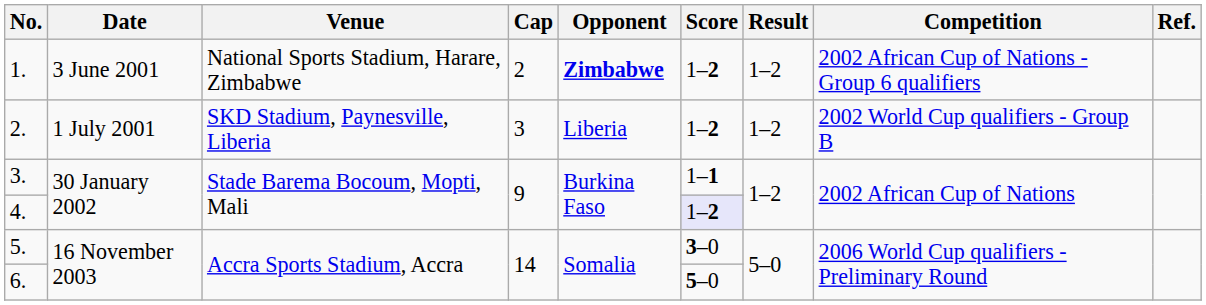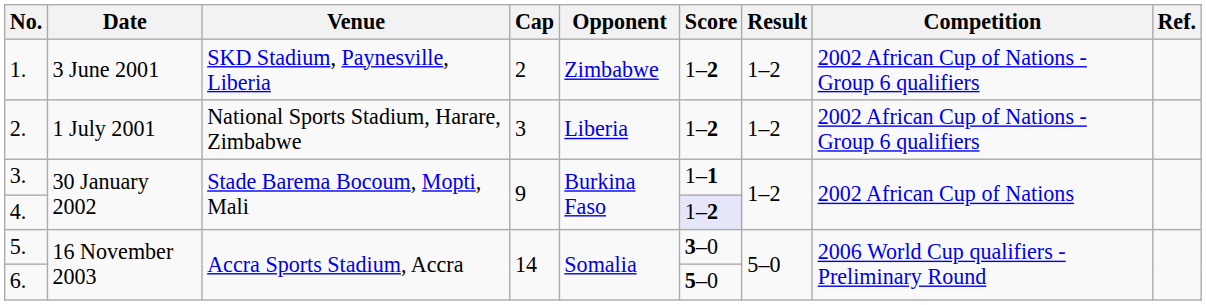(354, 69) National Sports Stadium, Harare, Zimbabwe -> (328, 69) SKD Stadium, Paynesville, Liberia
(614, 69) bold -> (612, 69) normal
(328, 129) SKD Stadium, Paynesville, Liberia -> (354, 129) National Sports Stadium, Harare, Zimbabwe
(974, 129) 2002 World Cup qualifiers - Group B -> (952, 129) 2002 African Cup of Nations - Group 6 qualifiers
